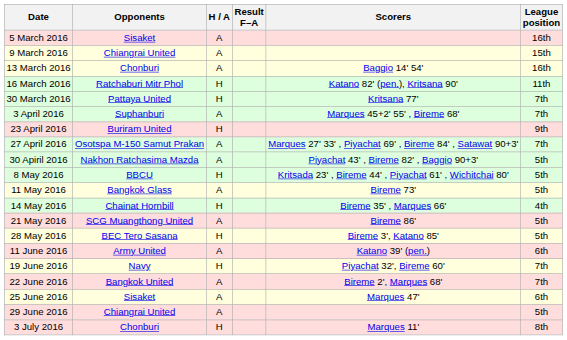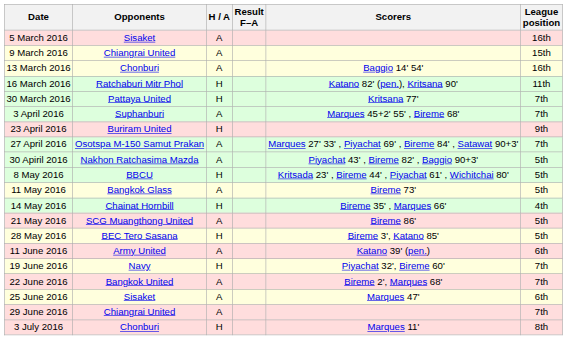(541, 312) 5th -> (541, 312) 7th
